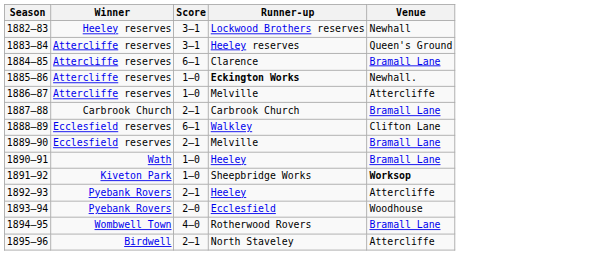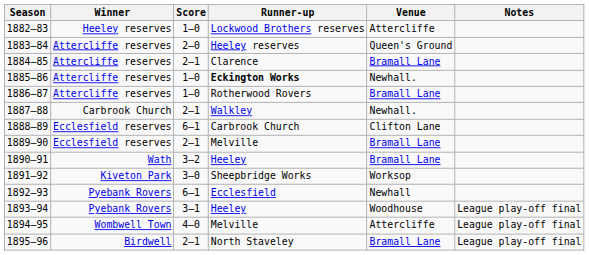+ column: (519, 13)
(191, 29) 3–1 -> (191, 29) 1–0
(390, 29) Newhall -> (402, 29) Attercliffe
(191, 45) 3–1 -> (191, 45) 2–0
(191, 62) 6–1 -> (191, 62) 2–1
(234, 95) Melville -> (261, 95) Rotherwood Rovers
(402, 95) Attercliffe -> (405, 95) Bramall Lane
(255, 111) Carbrook Church -> (231, 111) Walkley
(405, 111) Bramall Lane -> (393, 111) Newhall.
(231, 127) Walkley -> (255, 127) Carbrook Church
(191, 160) 1–0 -> (191, 160) 3–2
(191, 176) 1–0 -> (191, 176) 3–0
(390, 176) bold -> (390, 176) normal
(191, 193) 2–1 -> (191, 193) 6–1
(228, 193) Heeley -> (243, 193) Ecclesfield
(402, 193) Attercliffe -> (390, 193) Newhall
(191, 209) 2–0 -> (191, 209) 3–1
(243, 209) Ecclesfield -> (228, 209) Heeley
(261, 226) Rotherwood Rovers -> (234, 226) Melville
(405, 226) Bramall Lane -> (402, 226) Attercliffe
(402, 242) Attercliffe -> (405, 242) Bramall Lane
